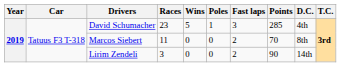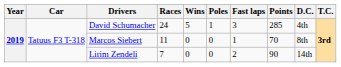(164, 25) 23 -> (164, 25) 24
(234, 39) 2 -> (234, 39) 1
(162, 54) 3 -> (162, 54) 7
